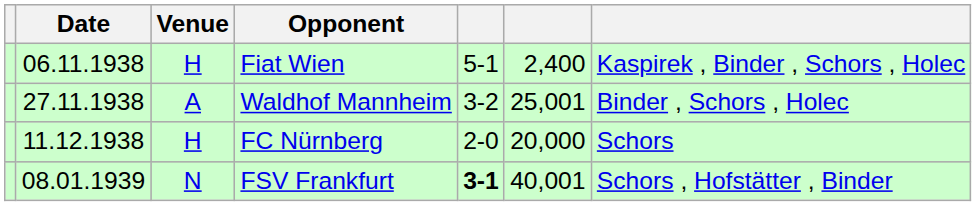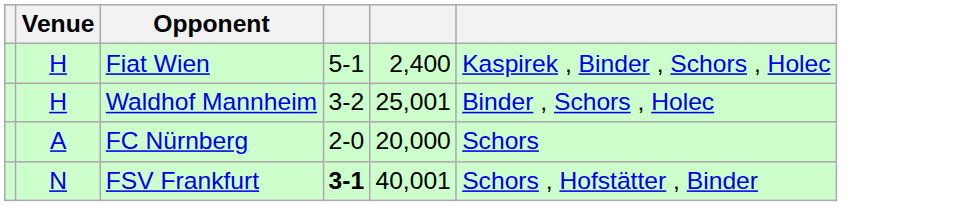- column: (83, 24)
(193, 102) A -> (58, 102) H
(193, 141) H -> (58, 141) A
